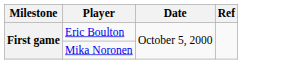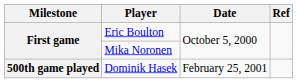+ row: (141, 68)
